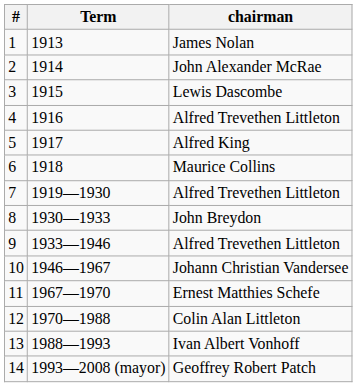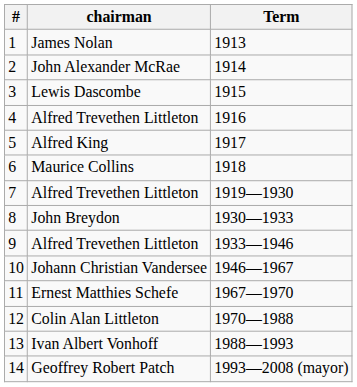columns swapped: (261, 17) <-> (98, 17)
